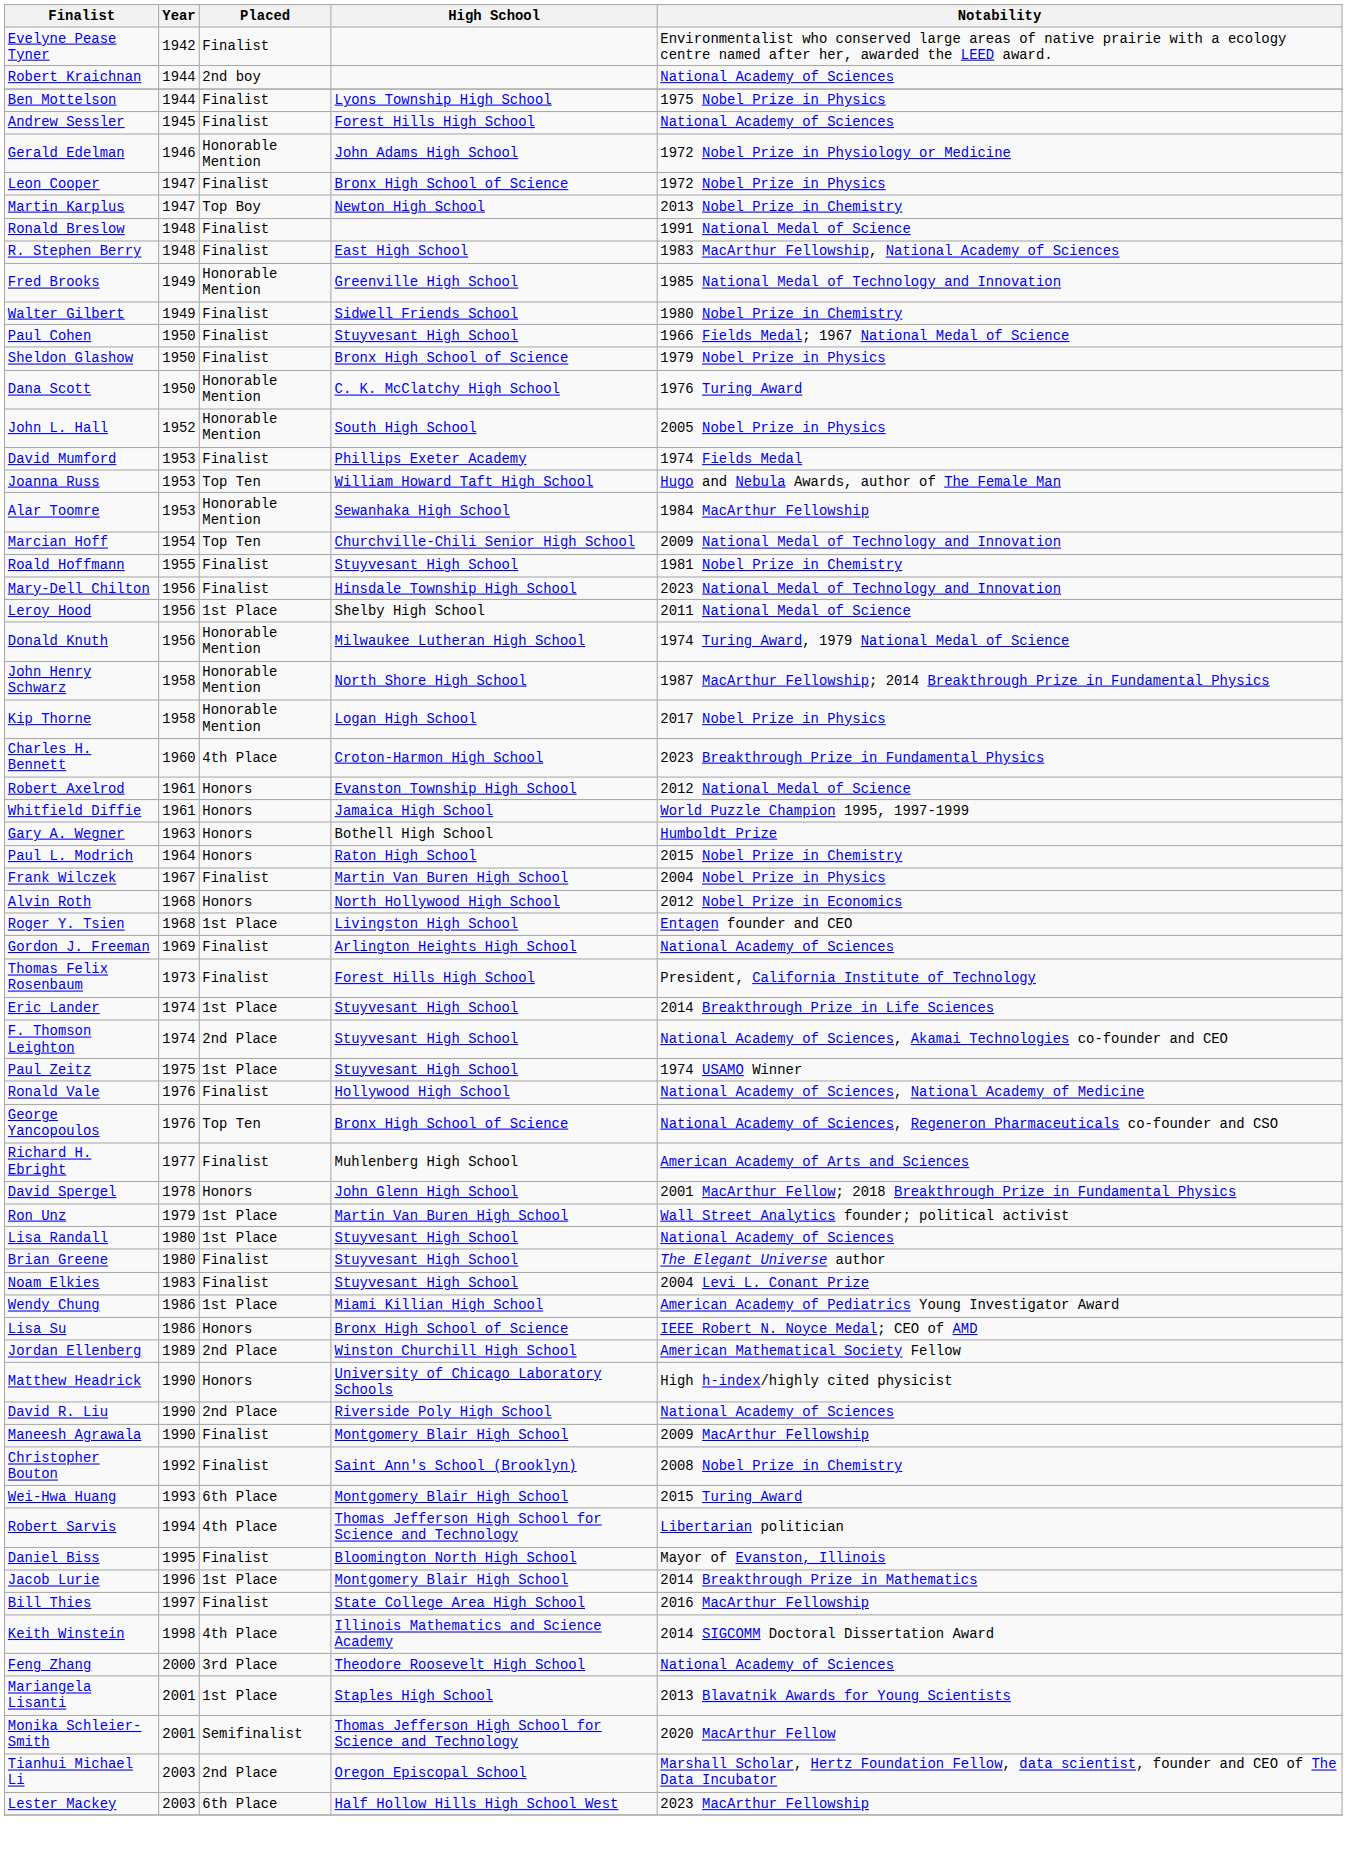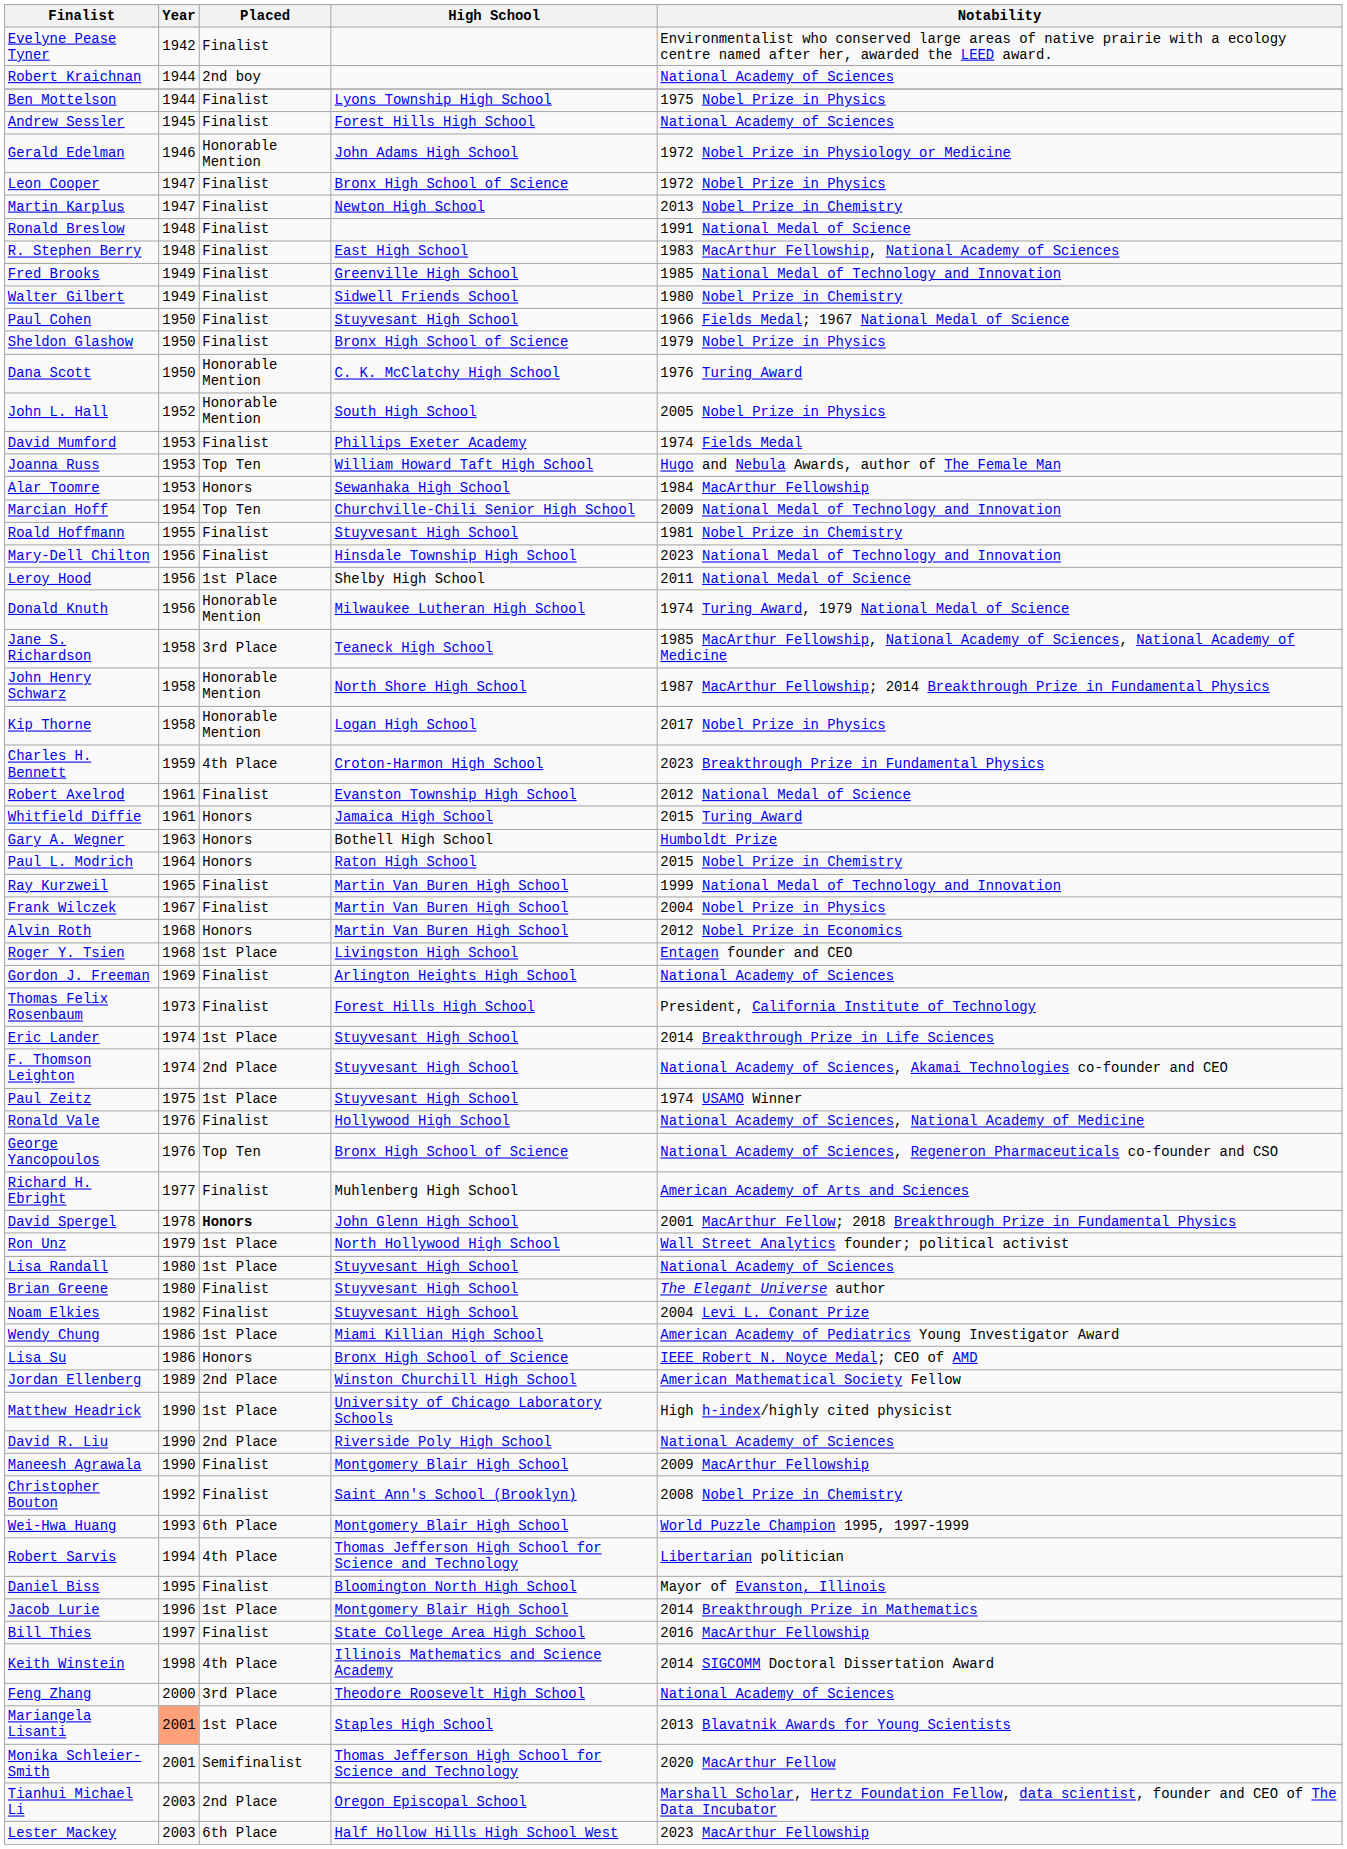(232, 207) Top Boy -> (236, 207) Finalist
(240, 283) Honorable Mention -> (236, 275) Finalist
(240, 512) Honorable Mention -> (227, 488) Honors
+ row: (50, 648)
(179, 758) 1960 -> (179, 764) 1959
(227, 788) Honors -> (236, 795) Finalist
(815, 811) World Puzzle Champion 1995, 1997-1999 -> (731, 818) 2015 Turing Award
+ row: (58, 886)
(447, 902) North Hollywood High School -> (451, 931) Martin Van Buren High School
(227, 1193) normal -> (227, 1222) bold
(451, 1215) Martin Van Buren High School -> (447, 1245) North Hollywood High School
(179, 1283) 1983 -> (179, 1313) 1982
(227, 1382) Honors -> (240, 1411) 1st Place
(731, 1497) 2015 Turing Award -> (815, 1526) World Puzzle Champion 1995, 1997-1999
(179, 1696) no background -> (179, 1725) lightsalmon background
